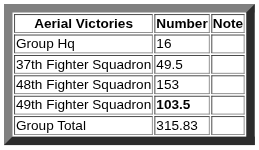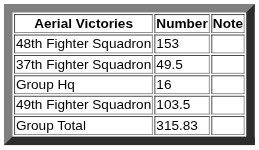rows swapped: (45, 44) <-> (84, 84)
(173, 105) bold -> (173, 105) normal
